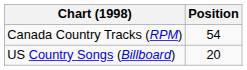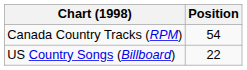(213, 55) 20 -> (213, 55) 22
